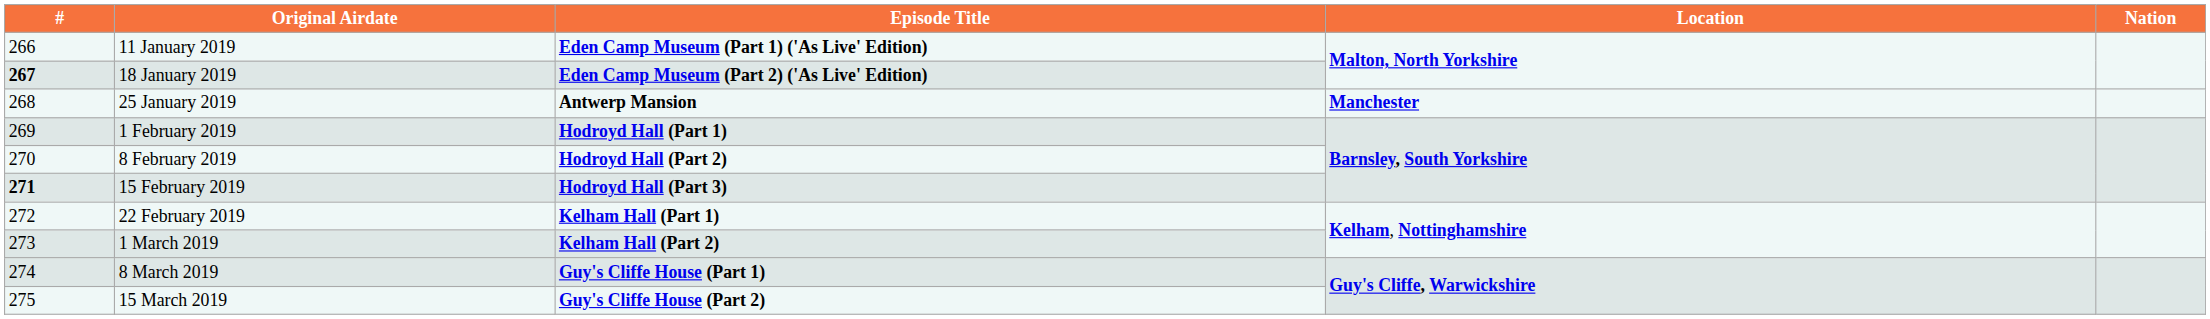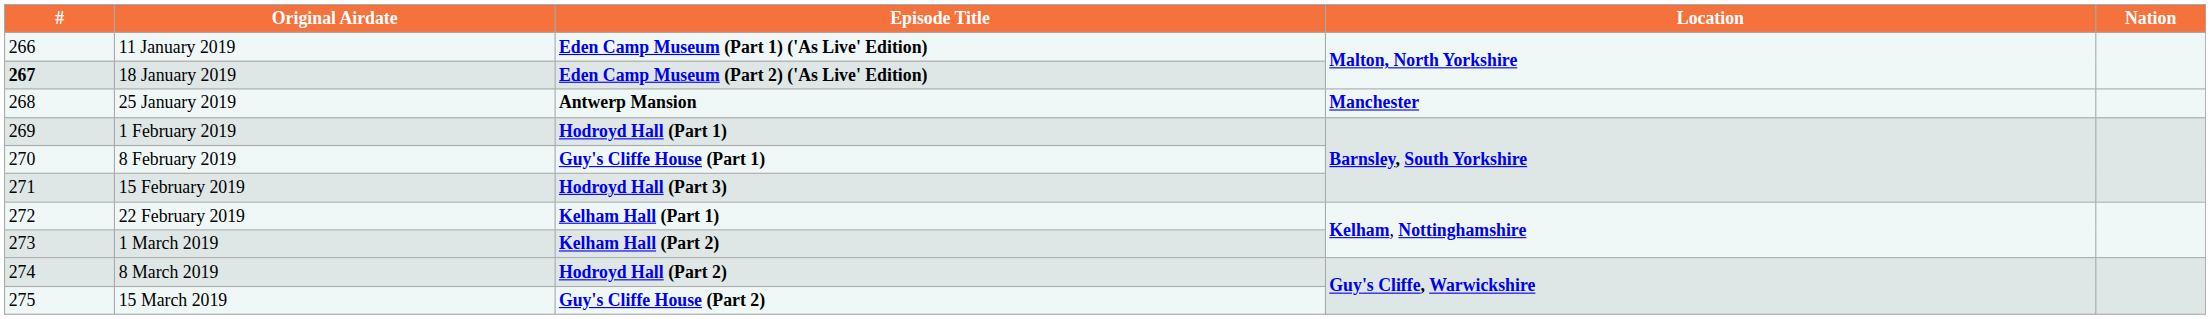(643, 159) Hodroyd Hall (Part 2) -> (662, 159) Guy's Cliffe House (Part 1)
(22, 187) bold -> (22, 187) normal
(662, 272) Guy's Cliffe House (Part 1) -> (643, 272) Hodroyd Hall (Part 2)
